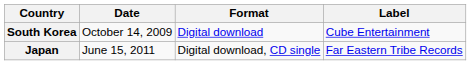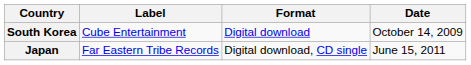columns swapped: (127, 13) <-> (394, 13)
